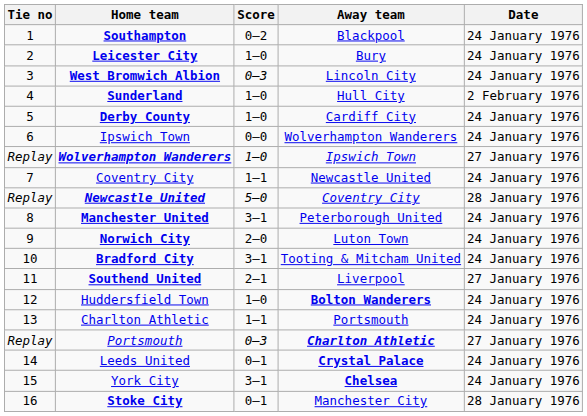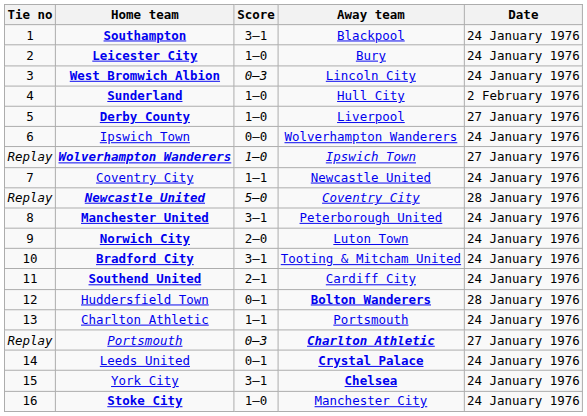(256, 35) 0–2 -> (256, 35) 3–1
(371, 116) Cardiff City -> (371, 116) Liverpool
(523, 116) 24 January 1976 -> (523, 116) 27 January 1976
(371, 279) Liverpool -> (371, 279) Cardiff City
(523, 279) 27 January 1976 -> (523, 279) 24 January 1976
(256, 299) 1–0 -> (256, 299) 0–1
(523, 299) 24 January 1976 -> (523, 299) 28 January 1976
(256, 401) 0–1 -> (256, 401) 1–0
(523, 401) 28 January 1976 -> (523, 401) 24 January 1976
